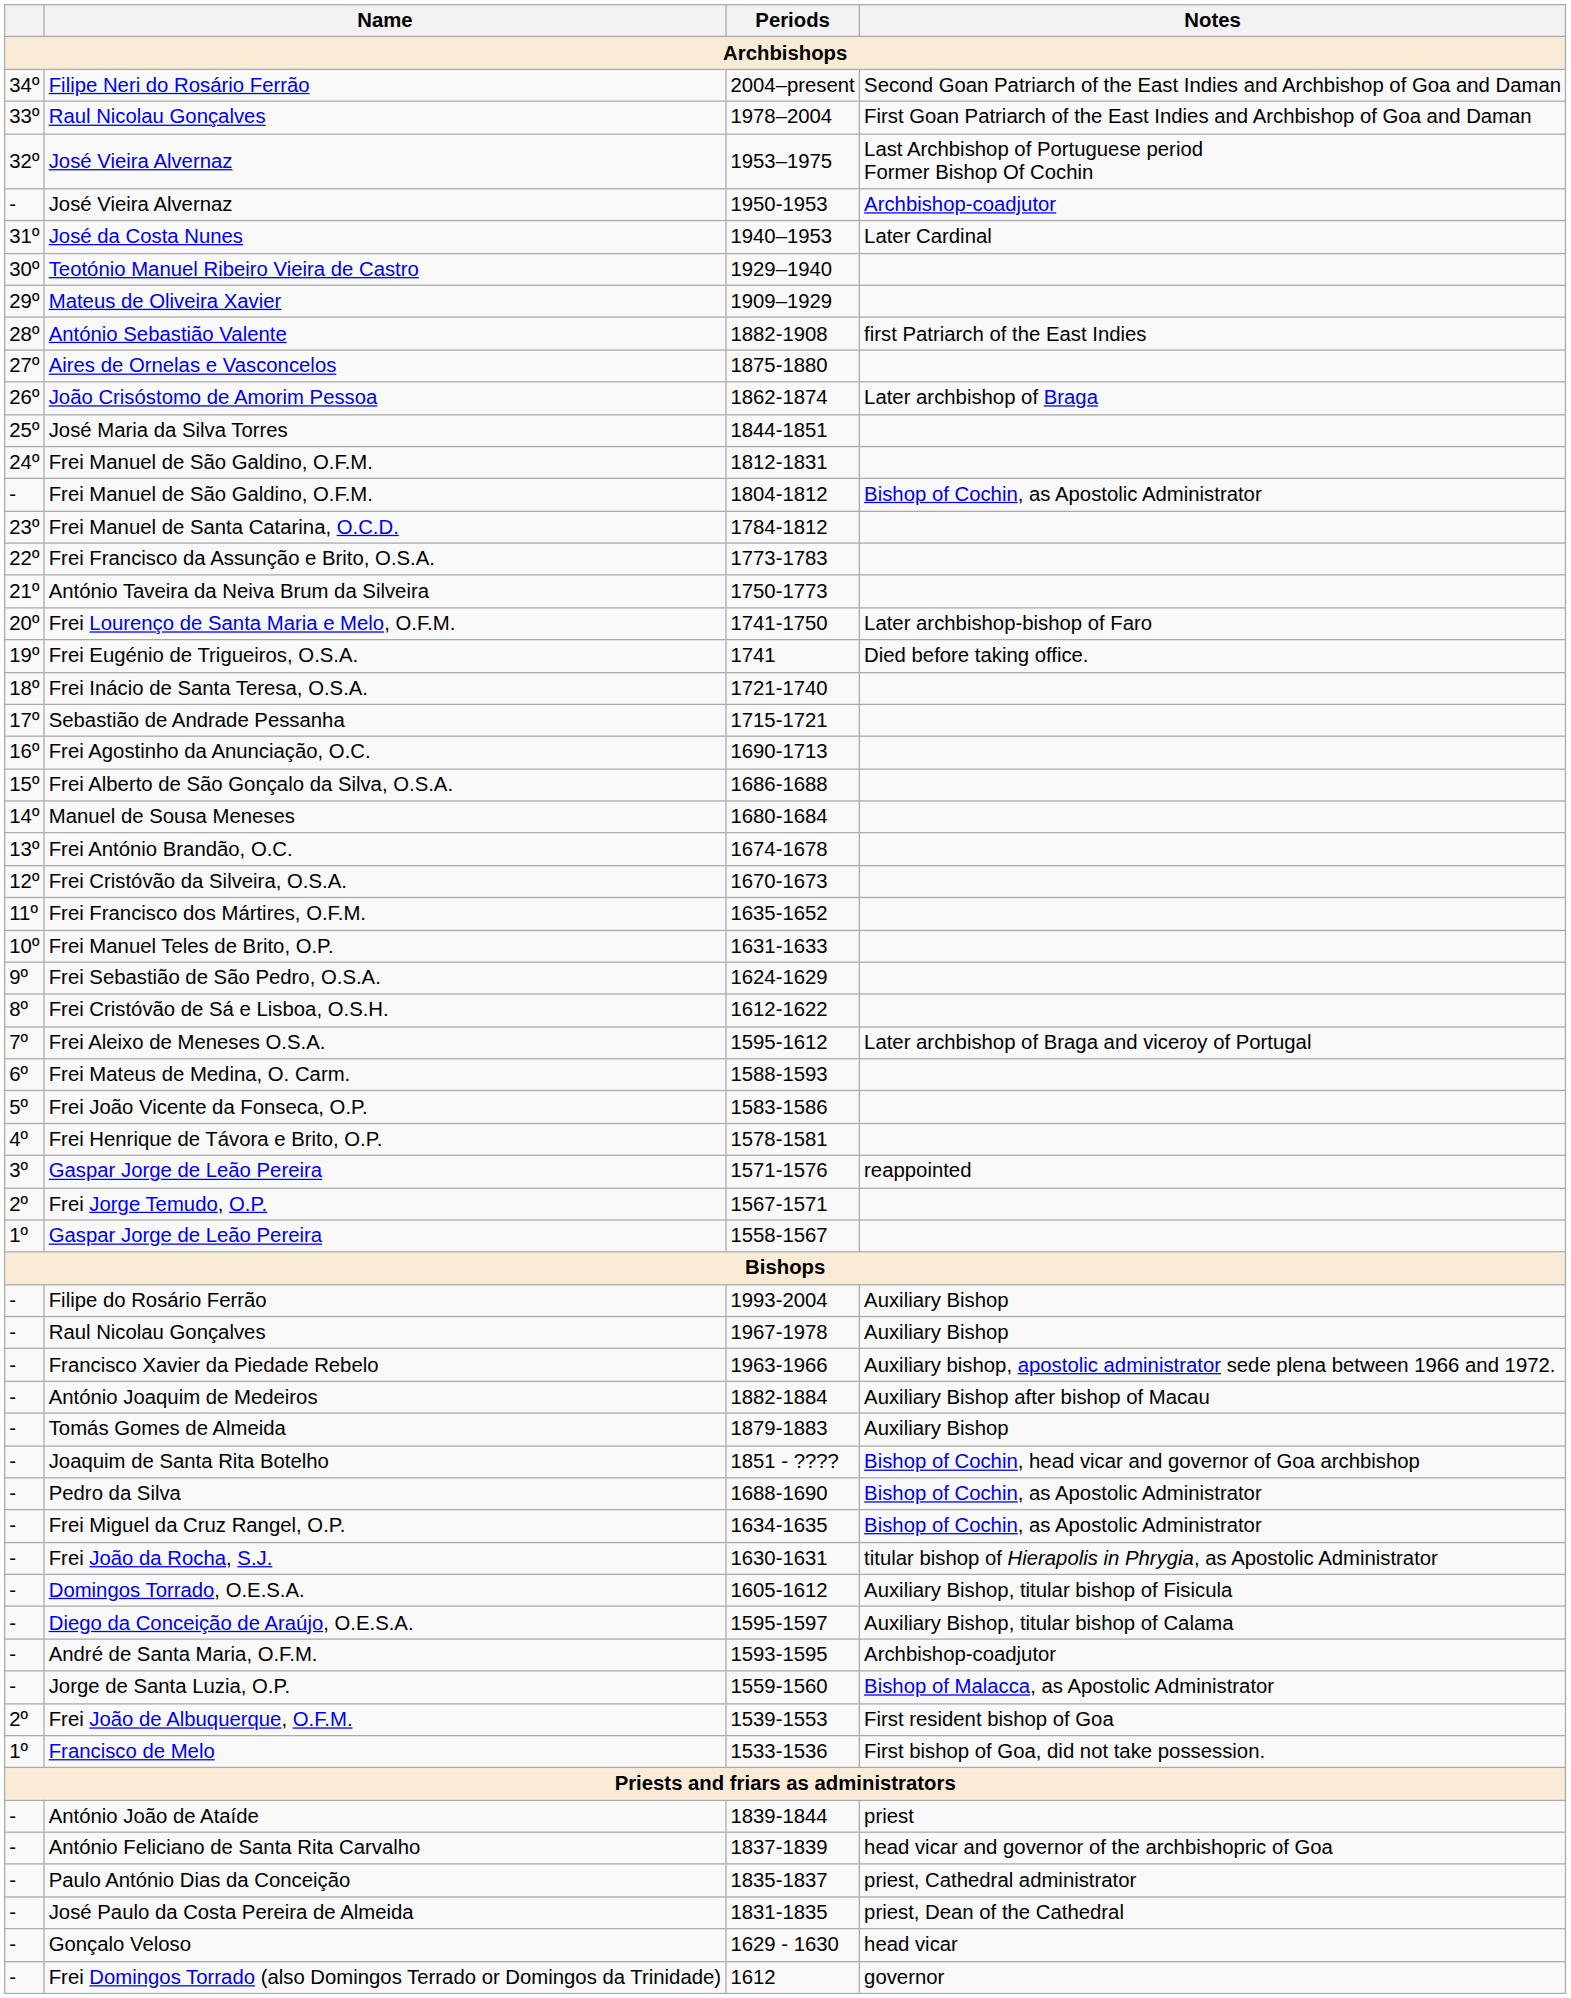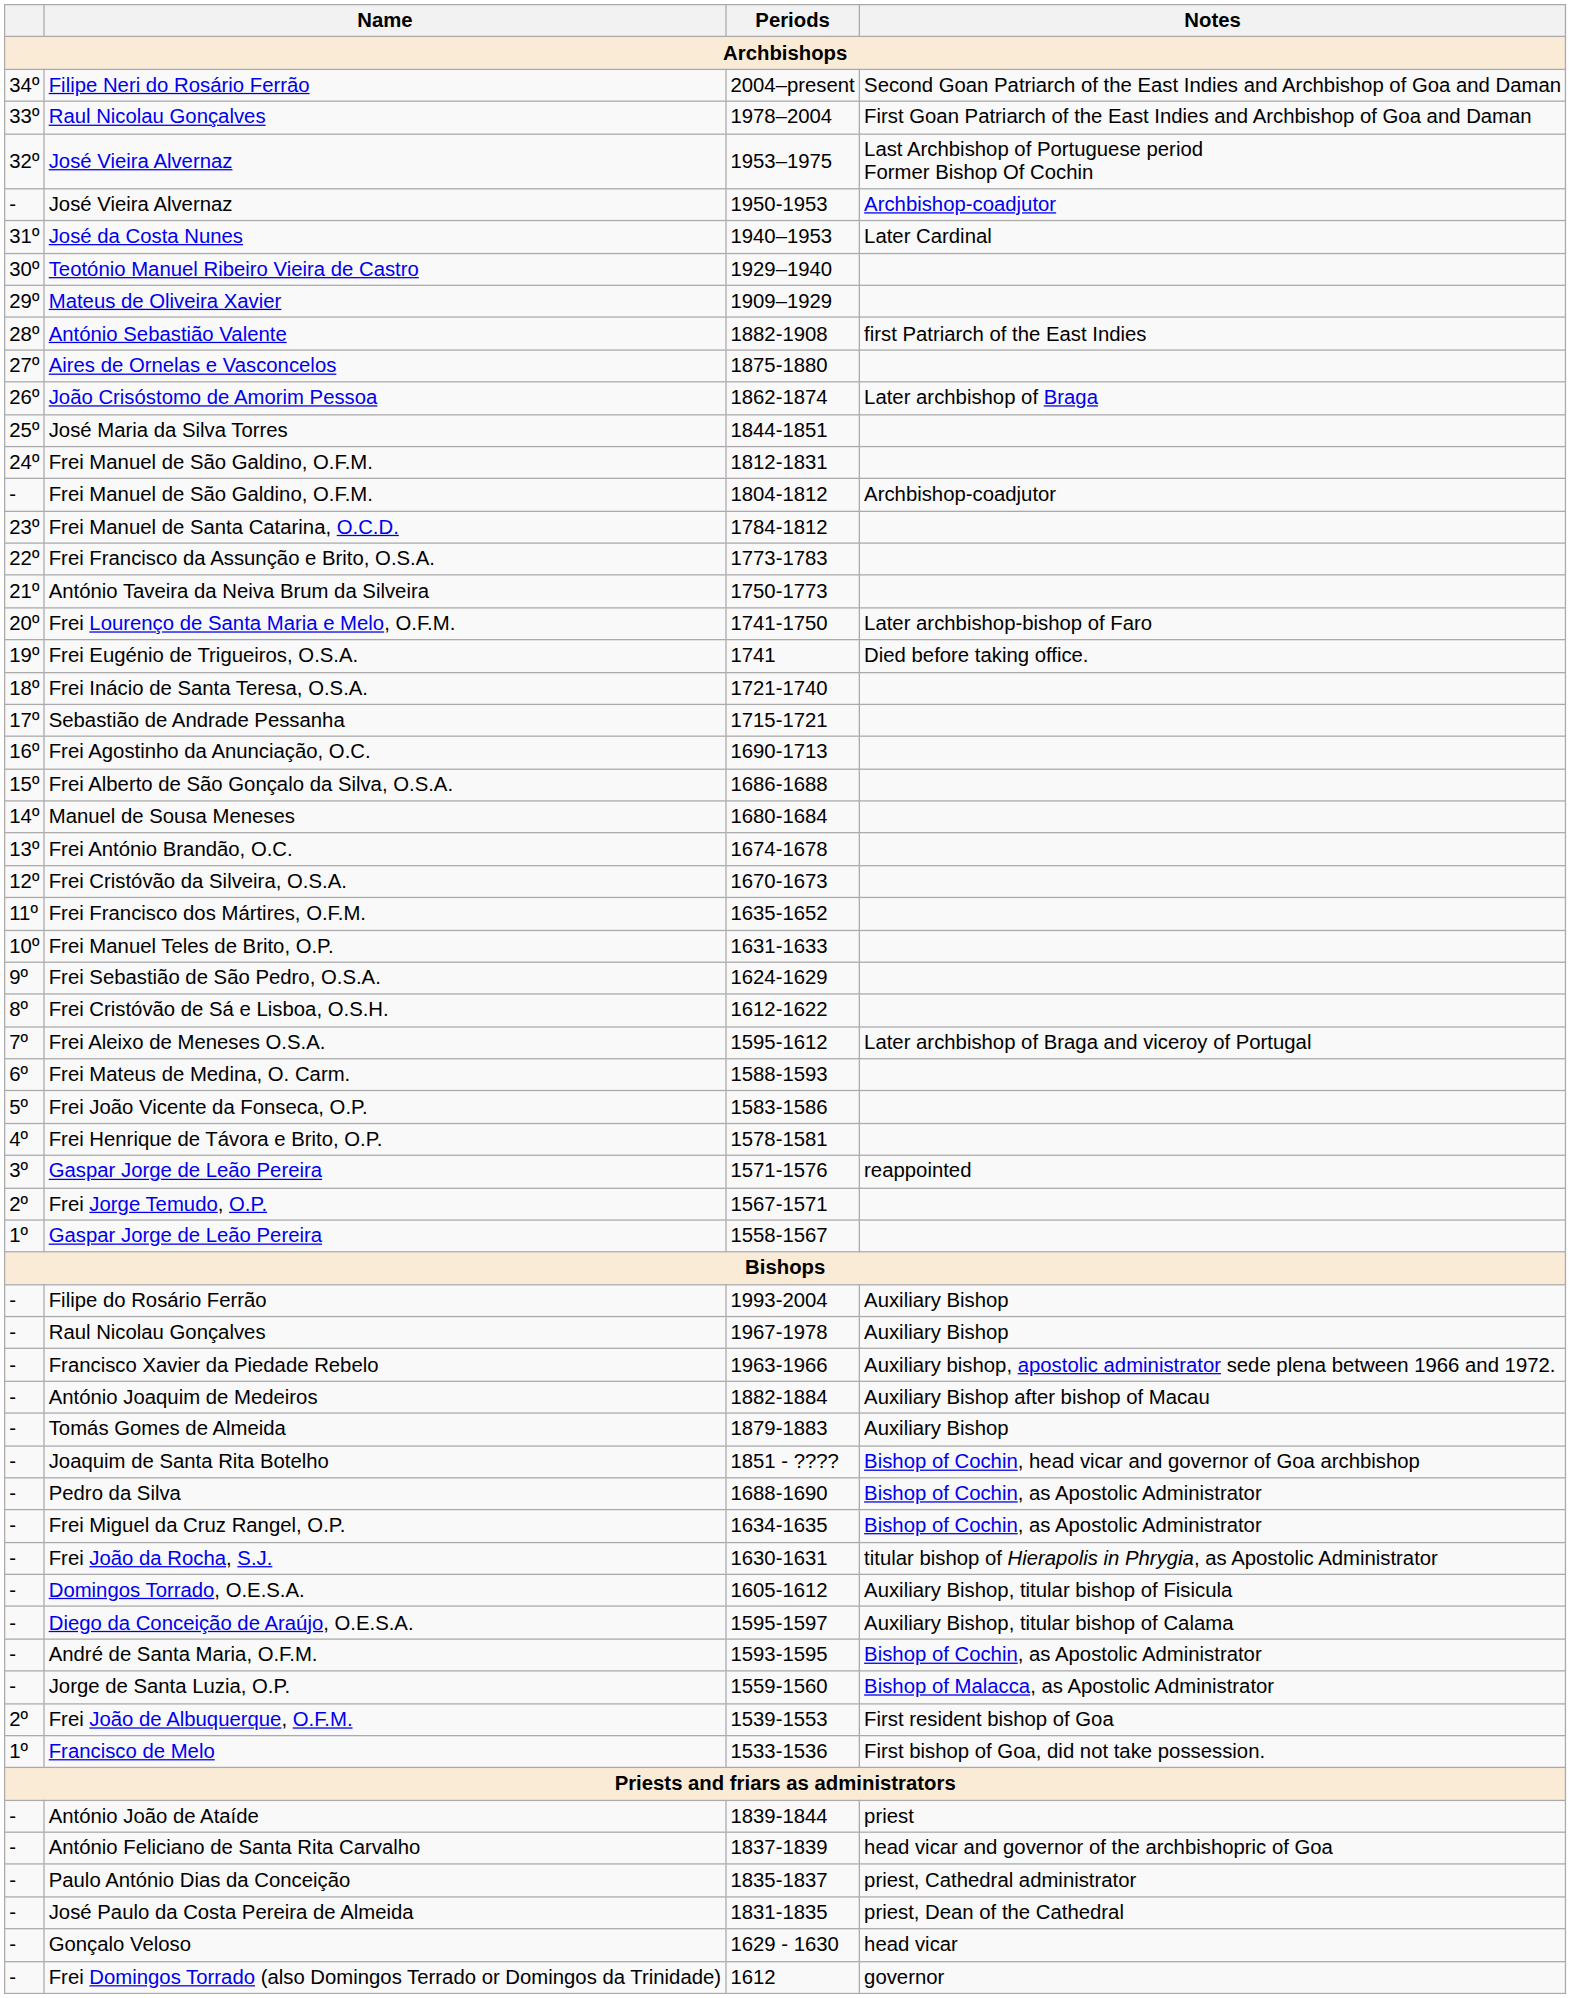(1063, 494) Bishop of Cochin, as Apostolic Administrator -> (960, 494) Archbishop-coadjutor
(960, 1654) Archbishop-coadjutor -> (1063, 1654) Bishop of Cochin, as Apostolic Administrator
